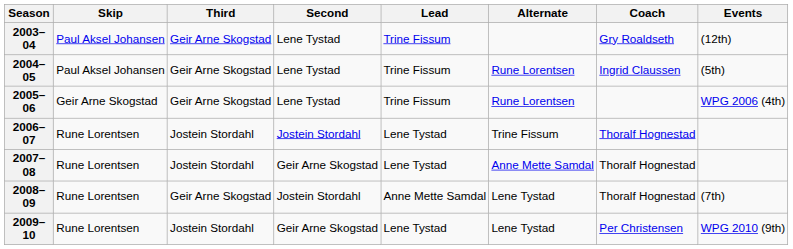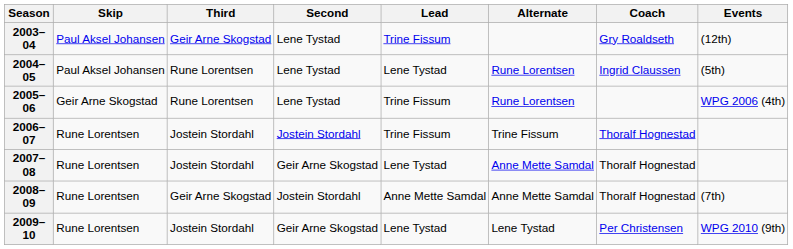(221, 70) Geir Arne Skogstad -> (212, 70) Rune Lorentsen
(417, 70) Trine Fissum -> (415, 70) Lene Tystad
(221, 102) Geir Arne Skogstad -> (212, 102) Rune Lorentsen
(415, 133) Lene Tystad -> (417, 133) Trine Fissum
(523, 197) Lene Tystad -> (543, 197) Anne Mette Samdal
